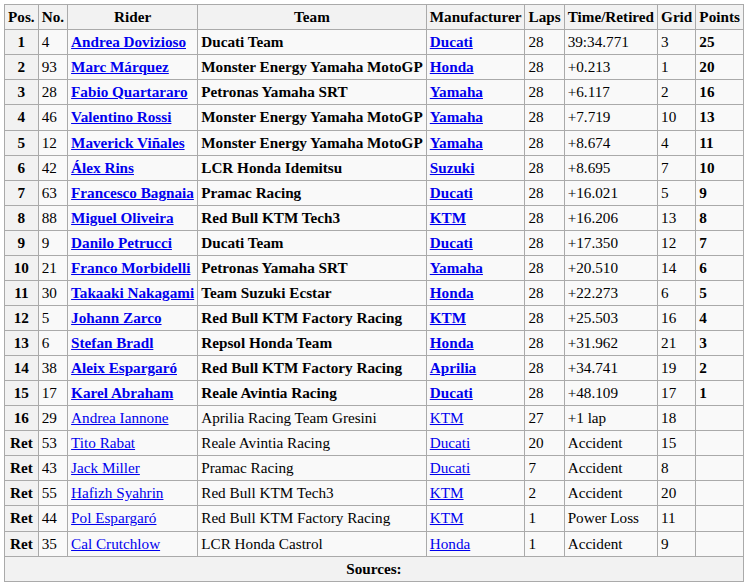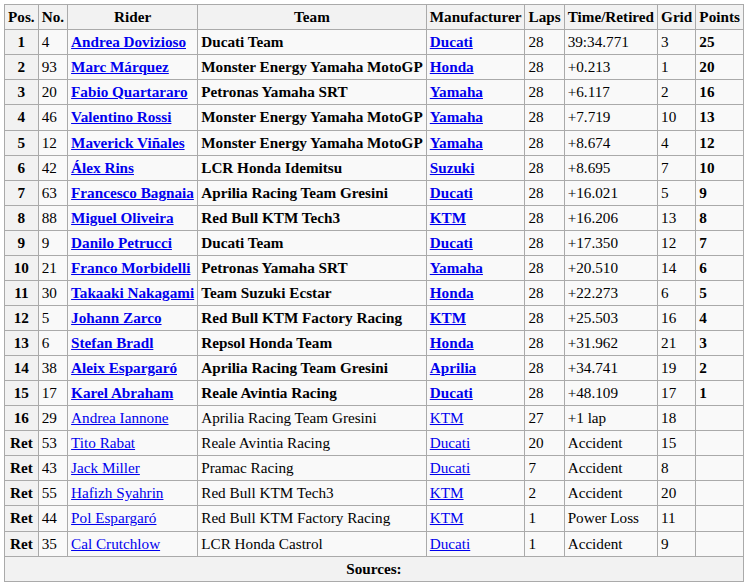(49, 92) 28 -> (49, 92) 20
(707, 142) 11 -> (707, 142) 12
(251, 192) Pramac Racing -> (295, 192) Aprilia Racing Team Gresini
(302, 368) Red Bull KTM Factory Racing -> (295, 368) Aprilia Racing Team Gresini
(450, 543) Honda -> (450, 543) Ducati
